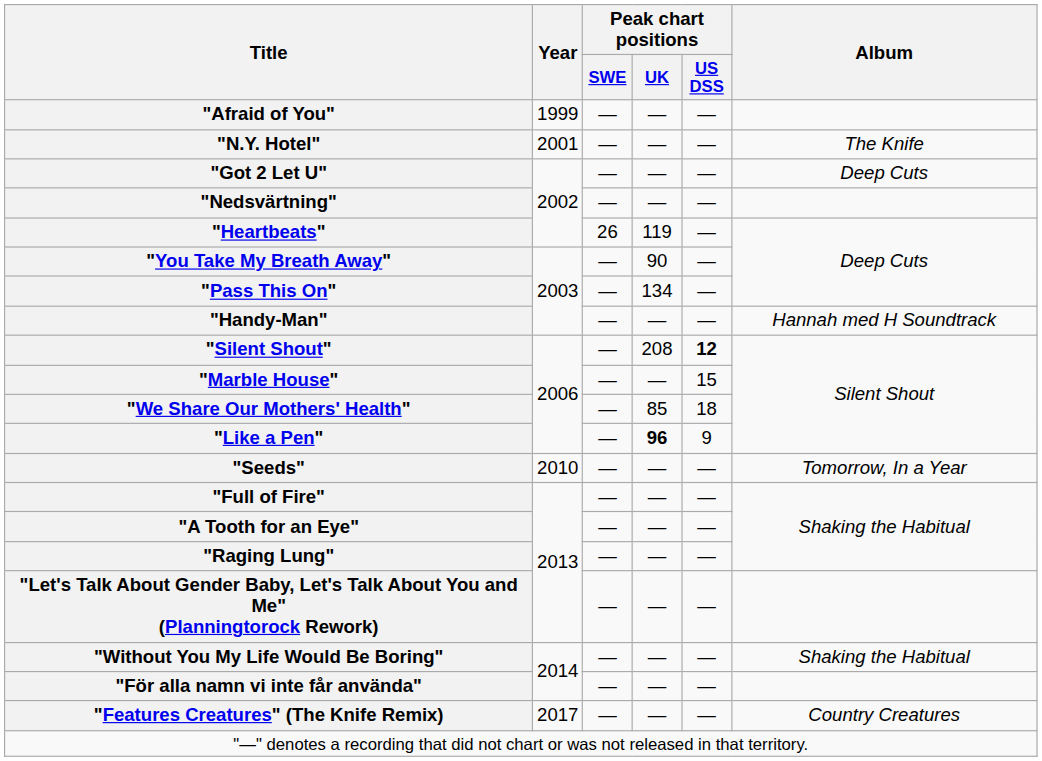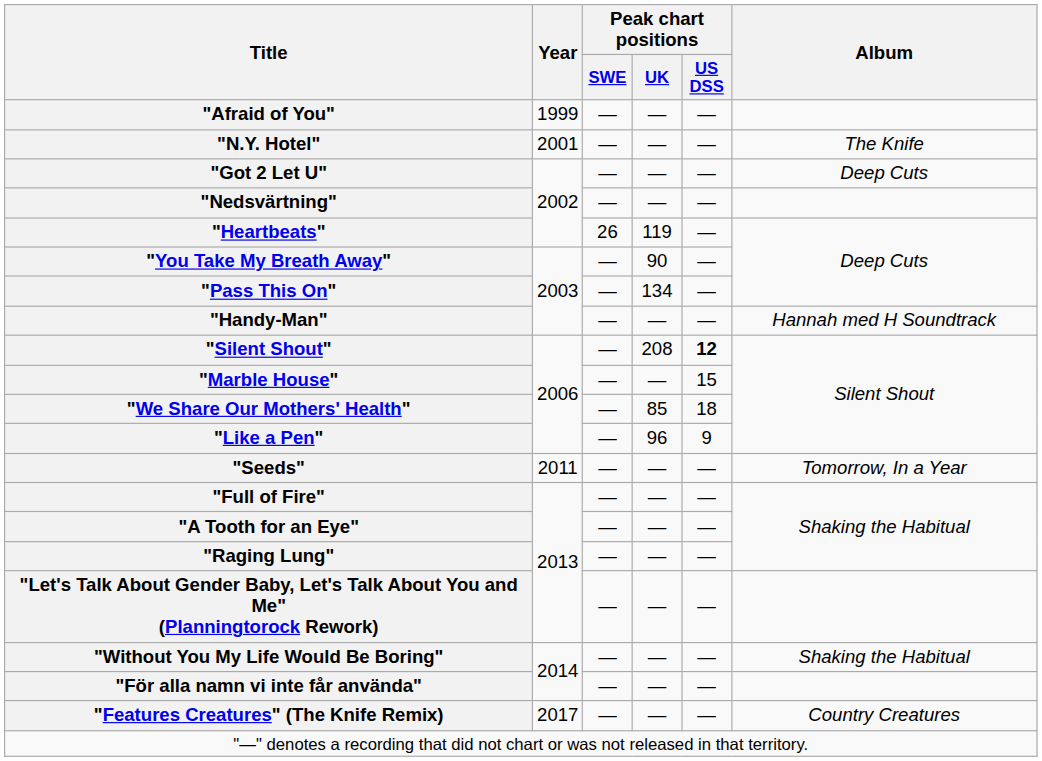(657, 438) bold -> (657, 438) normal
(558, 467) 2010 -> (558, 467) 2011
